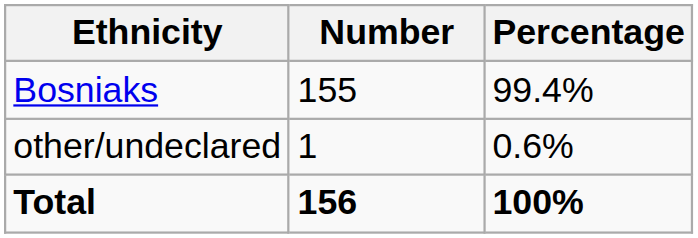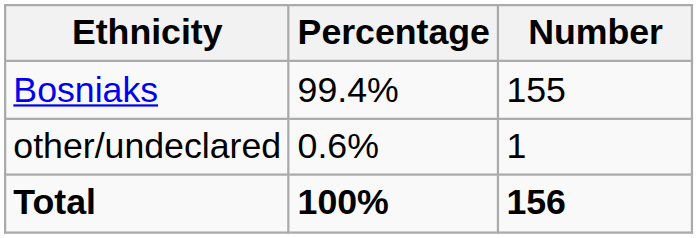columns swapped: (387, 32) <-> (589, 32)
